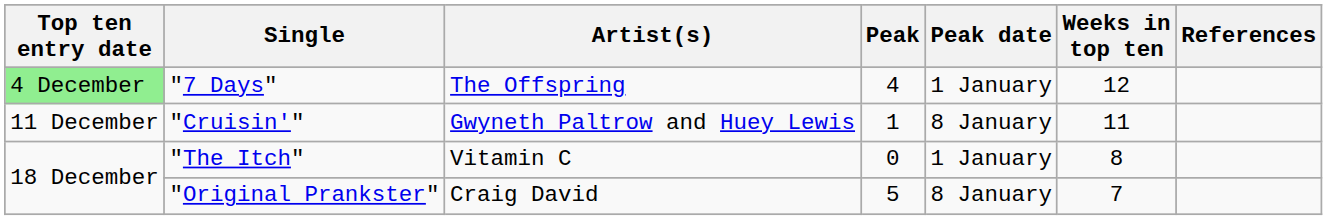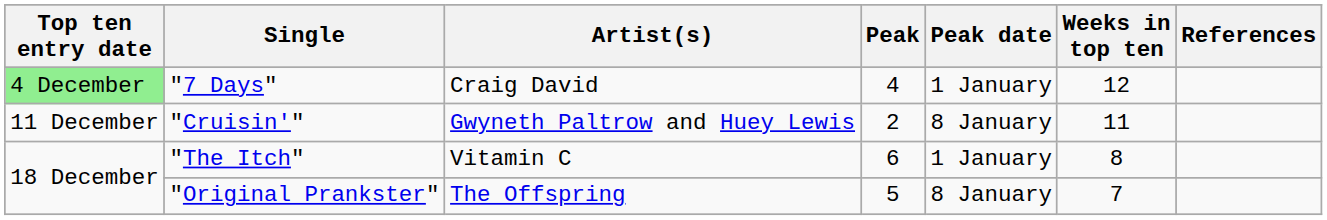(538, 86) The Offspring -> (524, 86) Craig David
(893, 122) 1 -> (893, 122) 2
(893, 159) 0 -> (893, 159) 6
(524, 196) Craig David -> (538, 196) The Offspring
